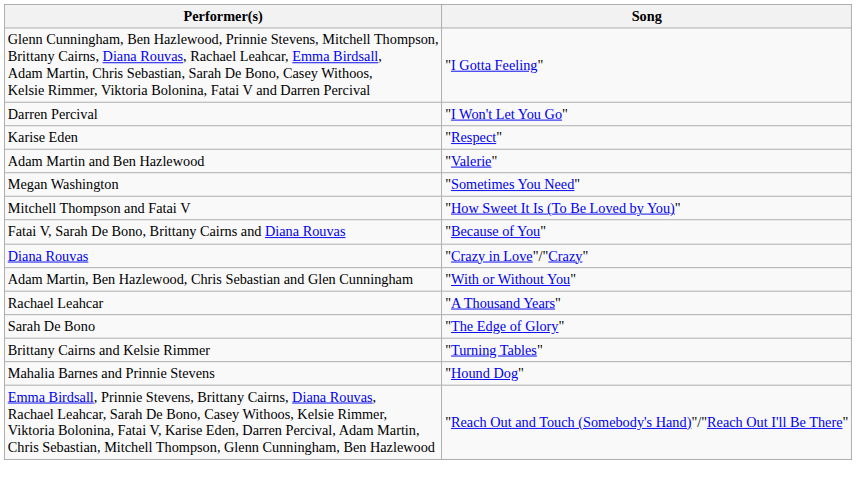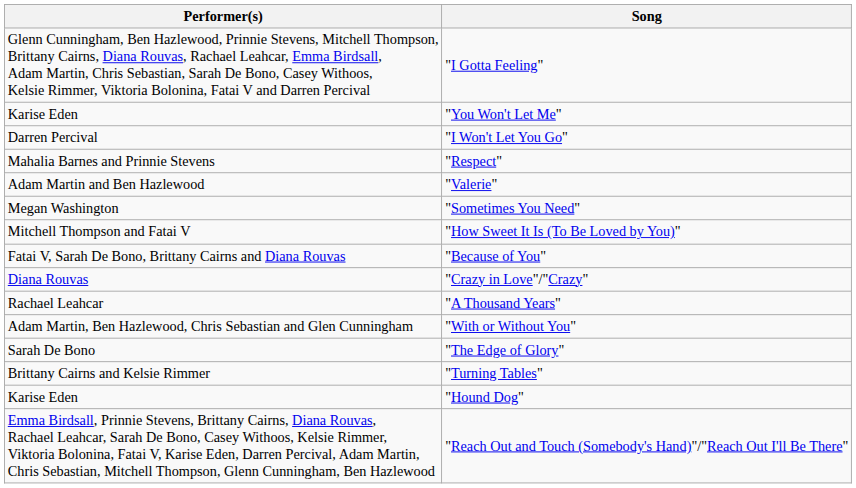+ row: (503, 114)
(43, 137) Karise Eden -> (111, 161) Mahalia Barnes and Prinnie Stevens
rows swapped: (511, 279) <-> (503, 302)
(111, 373) Mahalia Barnes and Prinnie Stevens -> (43, 397) Karise Eden
